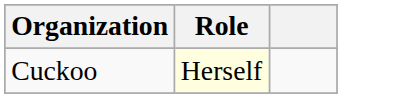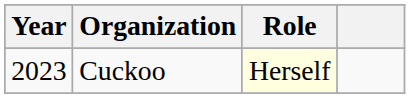+ column: (39, 26)
